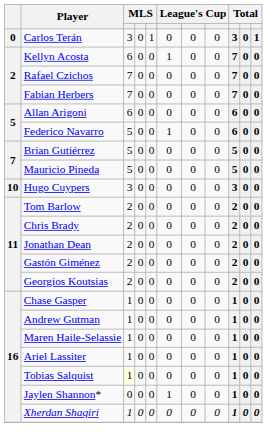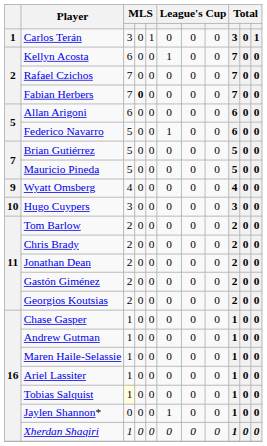(13, 38) 0 -> (13, 38) 1
(141, 94) normal -> (141, 94) bold
+ row: (59, 188)
